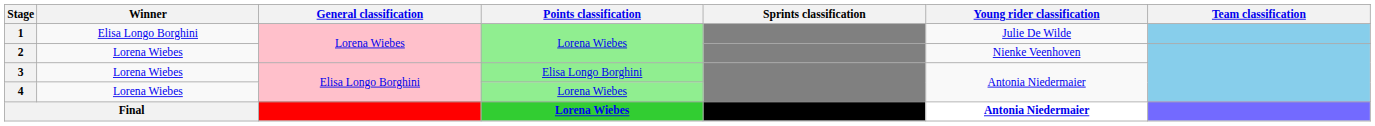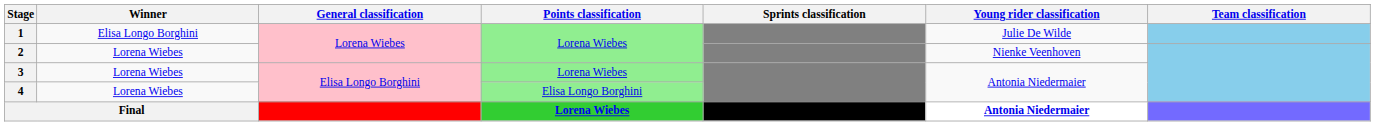(592, 72) Elisa Longo Borghini -> (592, 72) Lorena Wiebes
(592, 92) Lorena Wiebes -> (592, 92) Elisa Longo Borghini
